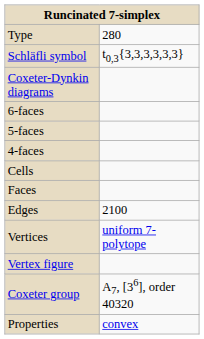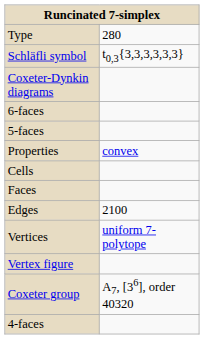rows swapped: (26, 150) <-> (33, 324)
